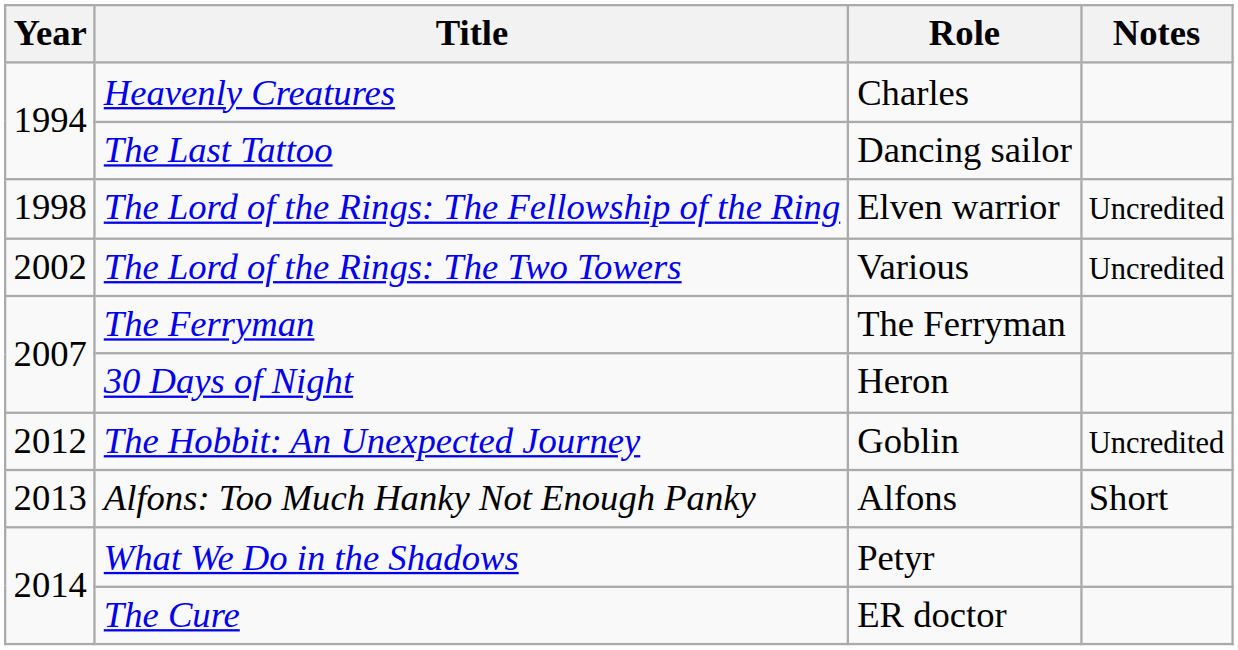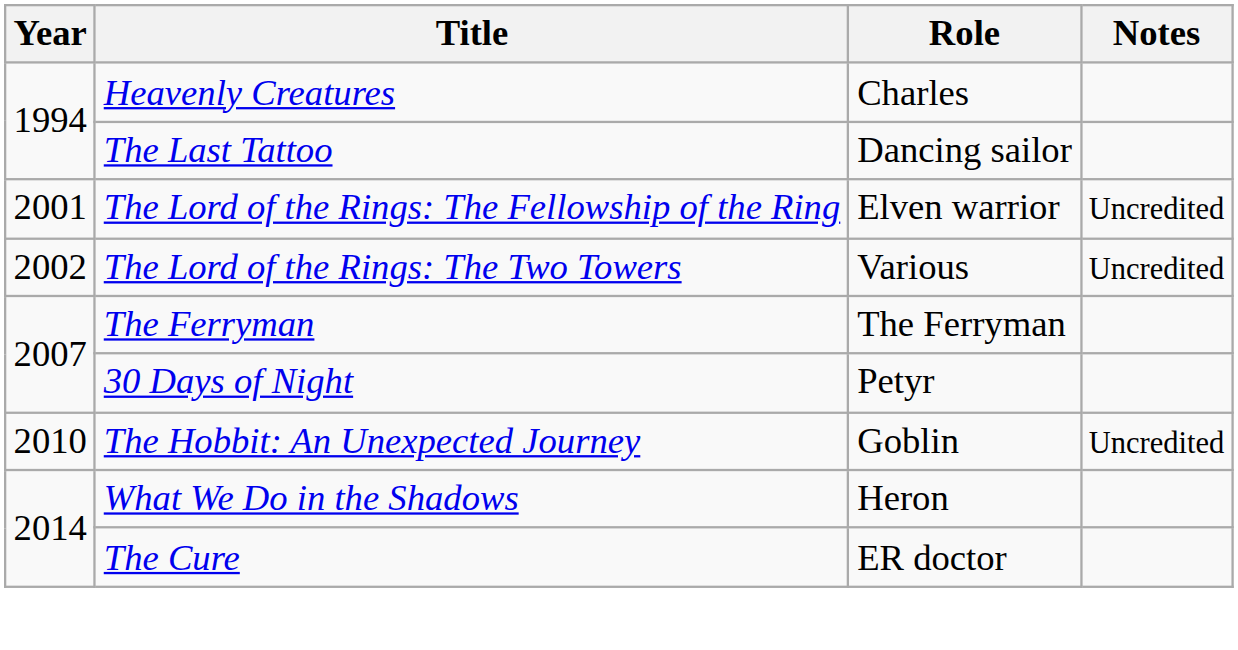(50, 207) 1998 -> (50, 207) 2001
(903, 382) Heron -> (896, 382) Petyr
(50, 440) 2012 -> (50, 440) 2010
- row: (430, 498)
(896, 556) Petyr -> (903, 498) Heron
